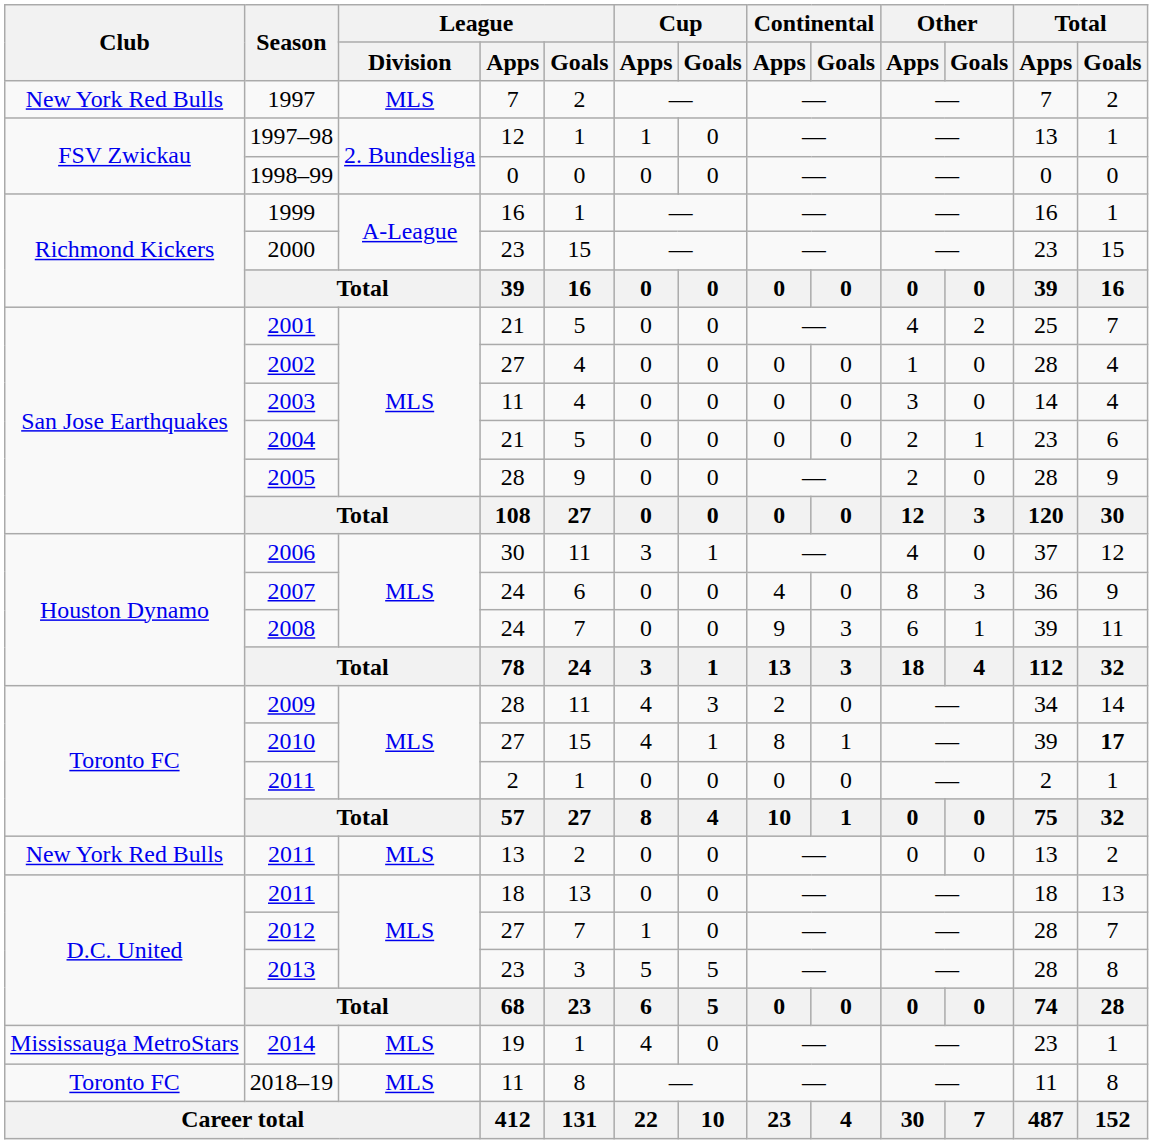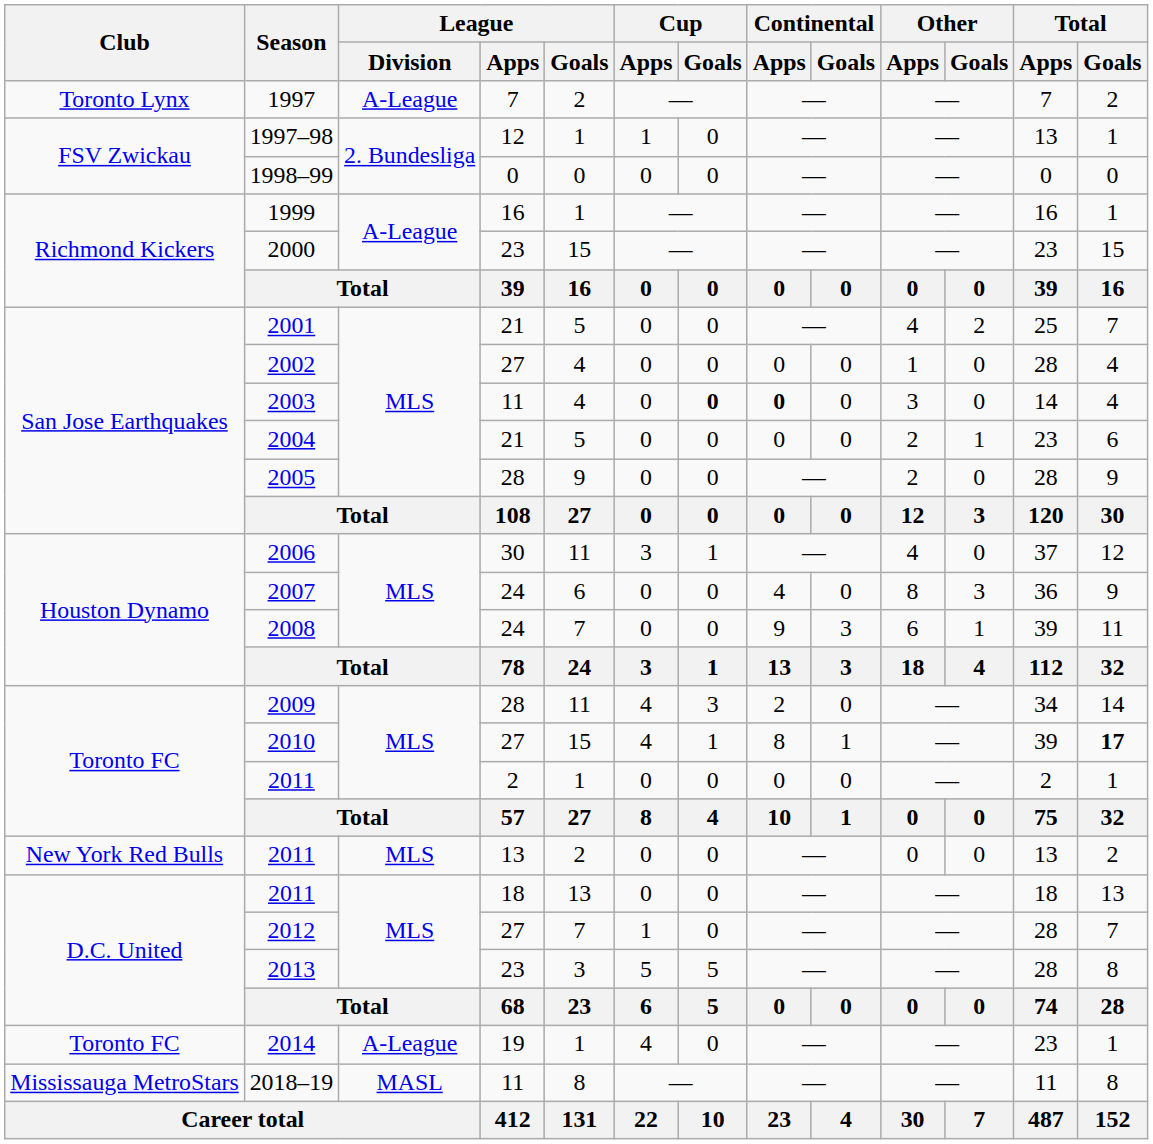(124, 99) New York Red Bulls -> (124, 99) Toronto Lynx
(410, 99) MLS -> (410, 99) A-League
(713, 401) normal -> (713, 401) bold
(779, 401) normal -> (779, 401) bold
(124, 1044) Mississauga MetroStars -> (124, 1044) Toronto FC
(410, 1044) MLS -> (410, 1044) A-League
(124, 1082) Toronto FC -> (124, 1082) Mississauga MetroStars
(410, 1082) MLS -> (410, 1082) MASL
